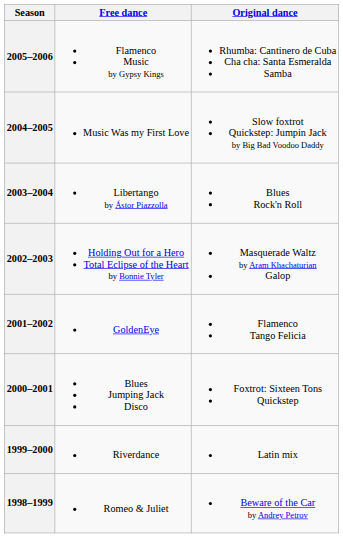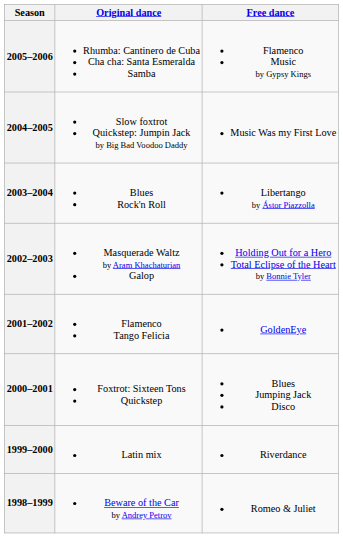columns swapped: (265, 12) <-> (123, 12)
